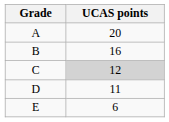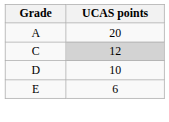- row: (36, 51)
(115, 88) 11 -> (115, 70) 10
